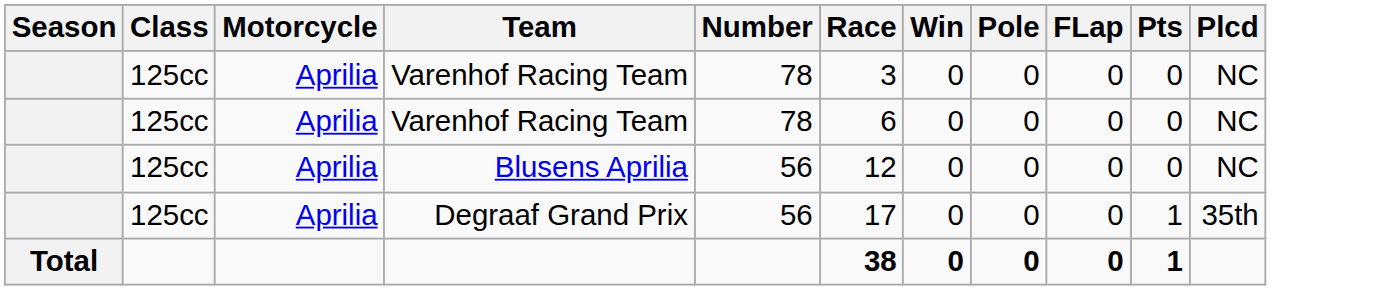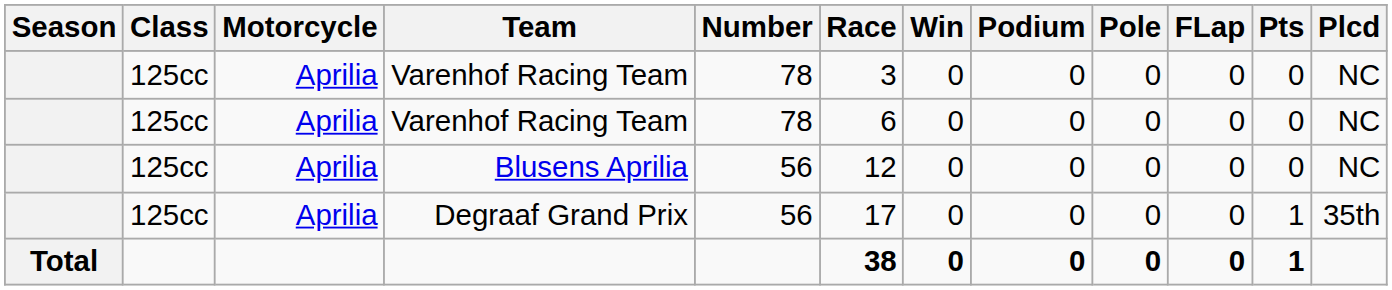+ column: (1031, 27)
